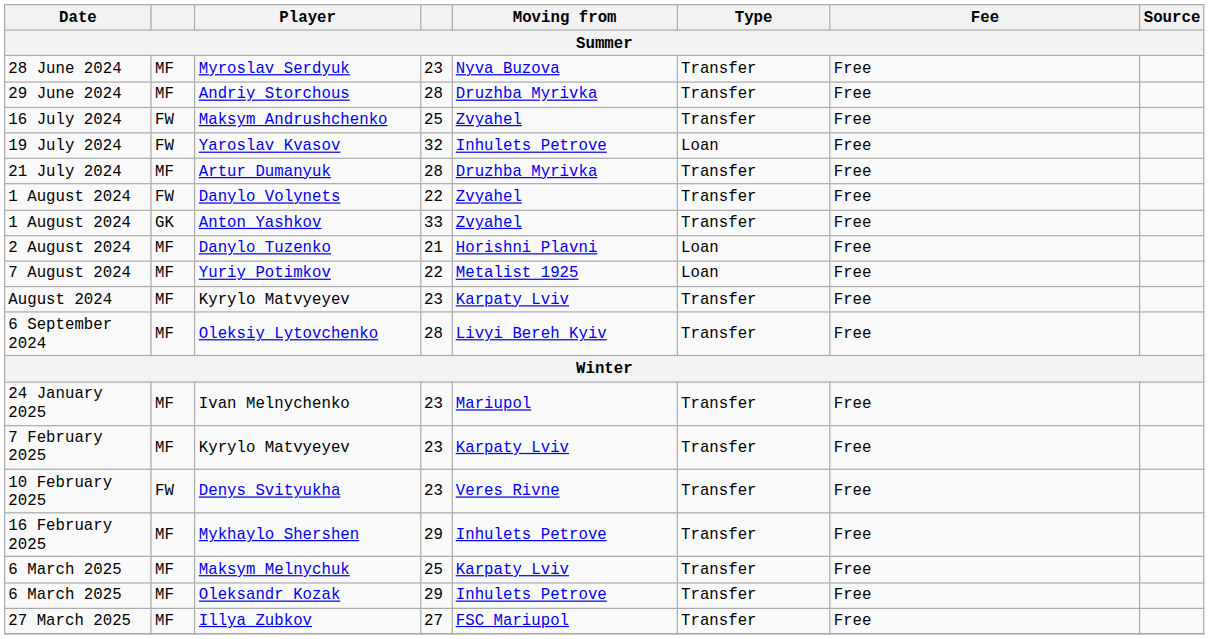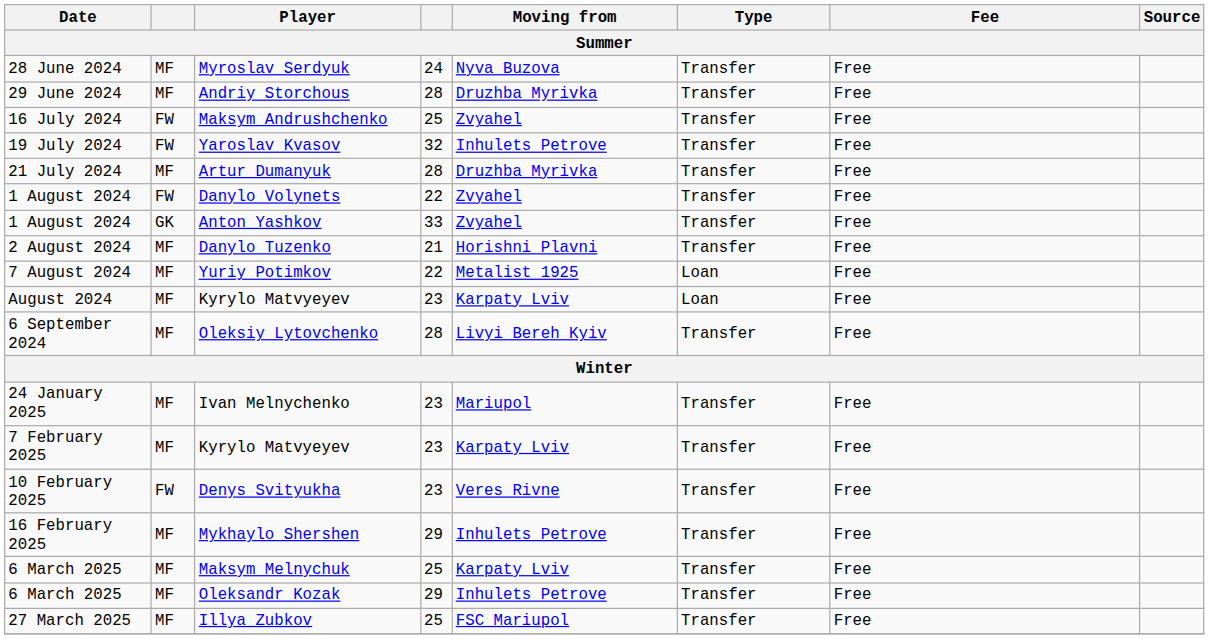(434, 69) 23 -> (434, 69) 24
(700, 146) Loan -> (719, 146) Transfer
(700, 248) Loan -> (719, 248) Transfer
(719, 299) Transfer -> (700, 299) Loan
(434, 621) 27 -> (434, 621) 25
